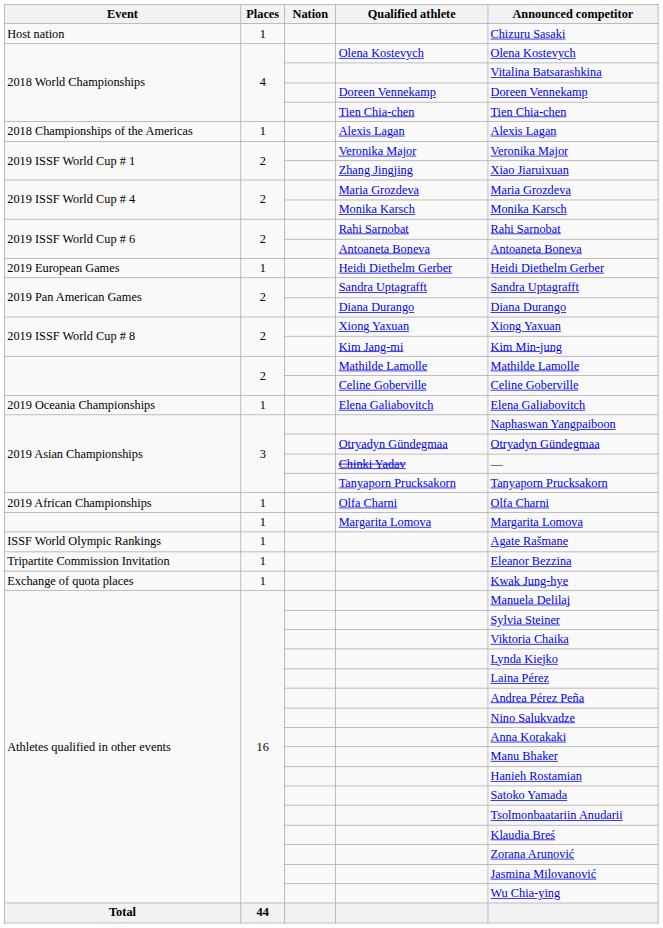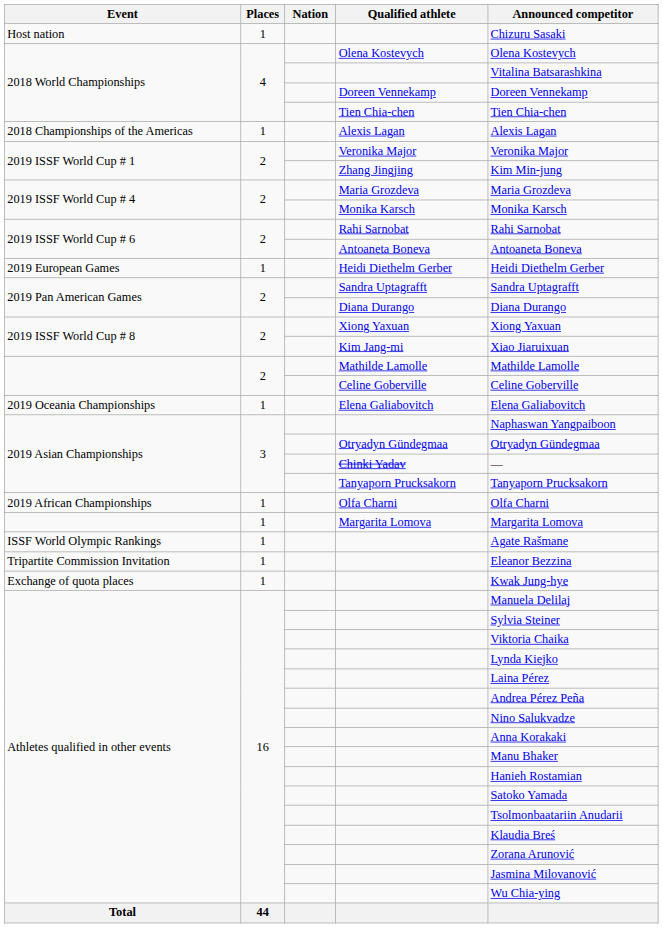(530, 170) Xiao Jiaruixuan -> (526, 170) Kim Min-jung
(526, 346) Kim Min-jung -> (530, 346) Xiao Jiaruixuan
